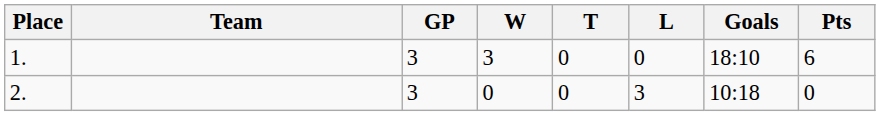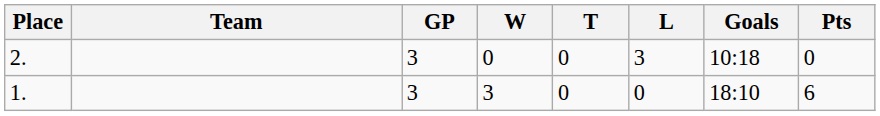rows swapped: (18, 57) <-> (18, 92)
